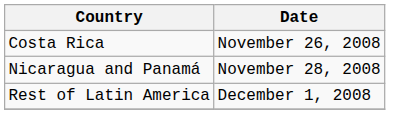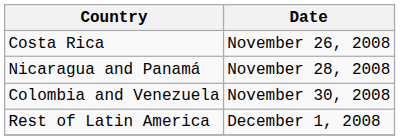+ row: (114, 96)
